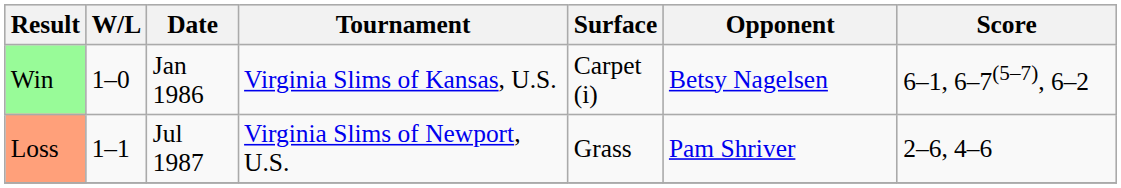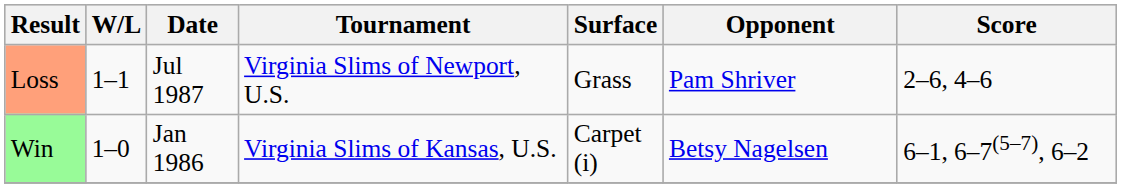rows swapped: (32, 79) <-> (35, 148)
